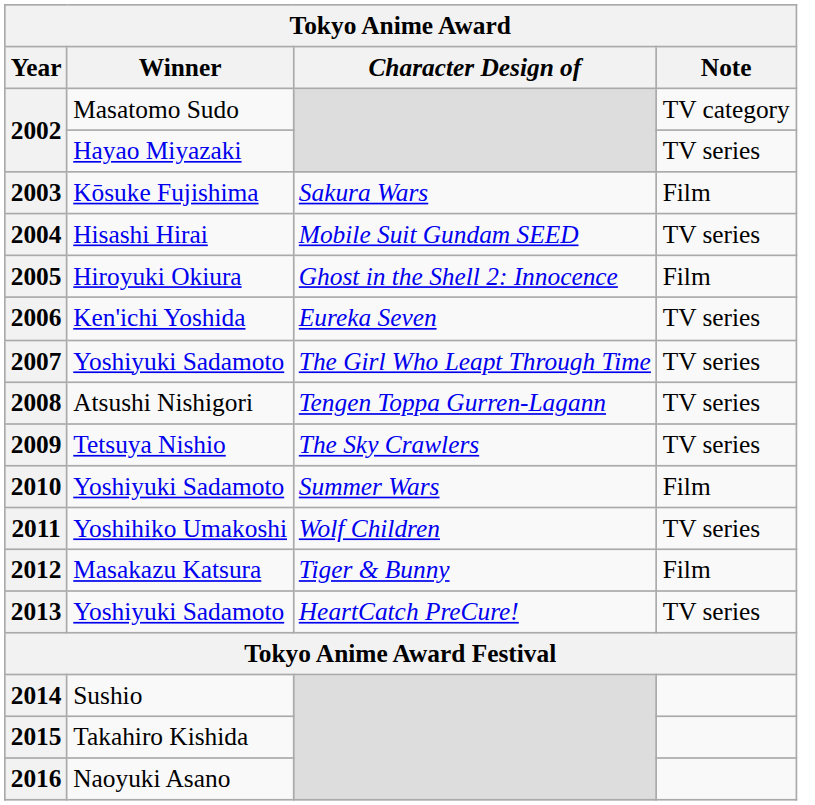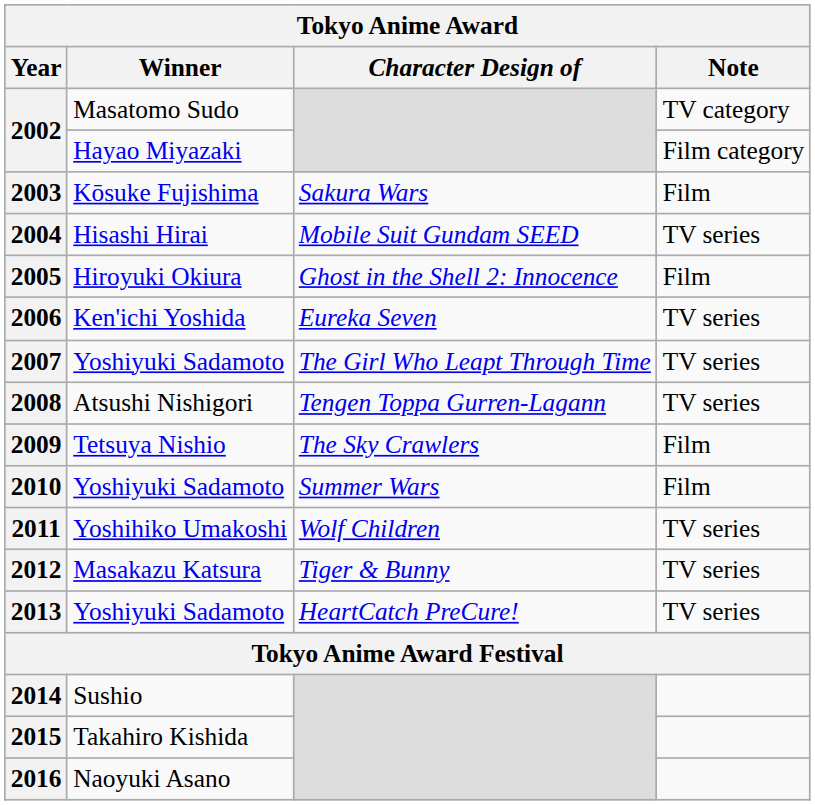(711, 151) TV series -> (733, 151) Film category
(711, 444) TV series -> (687, 444) Film
(687, 569) Film -> (711, 569) TV series
